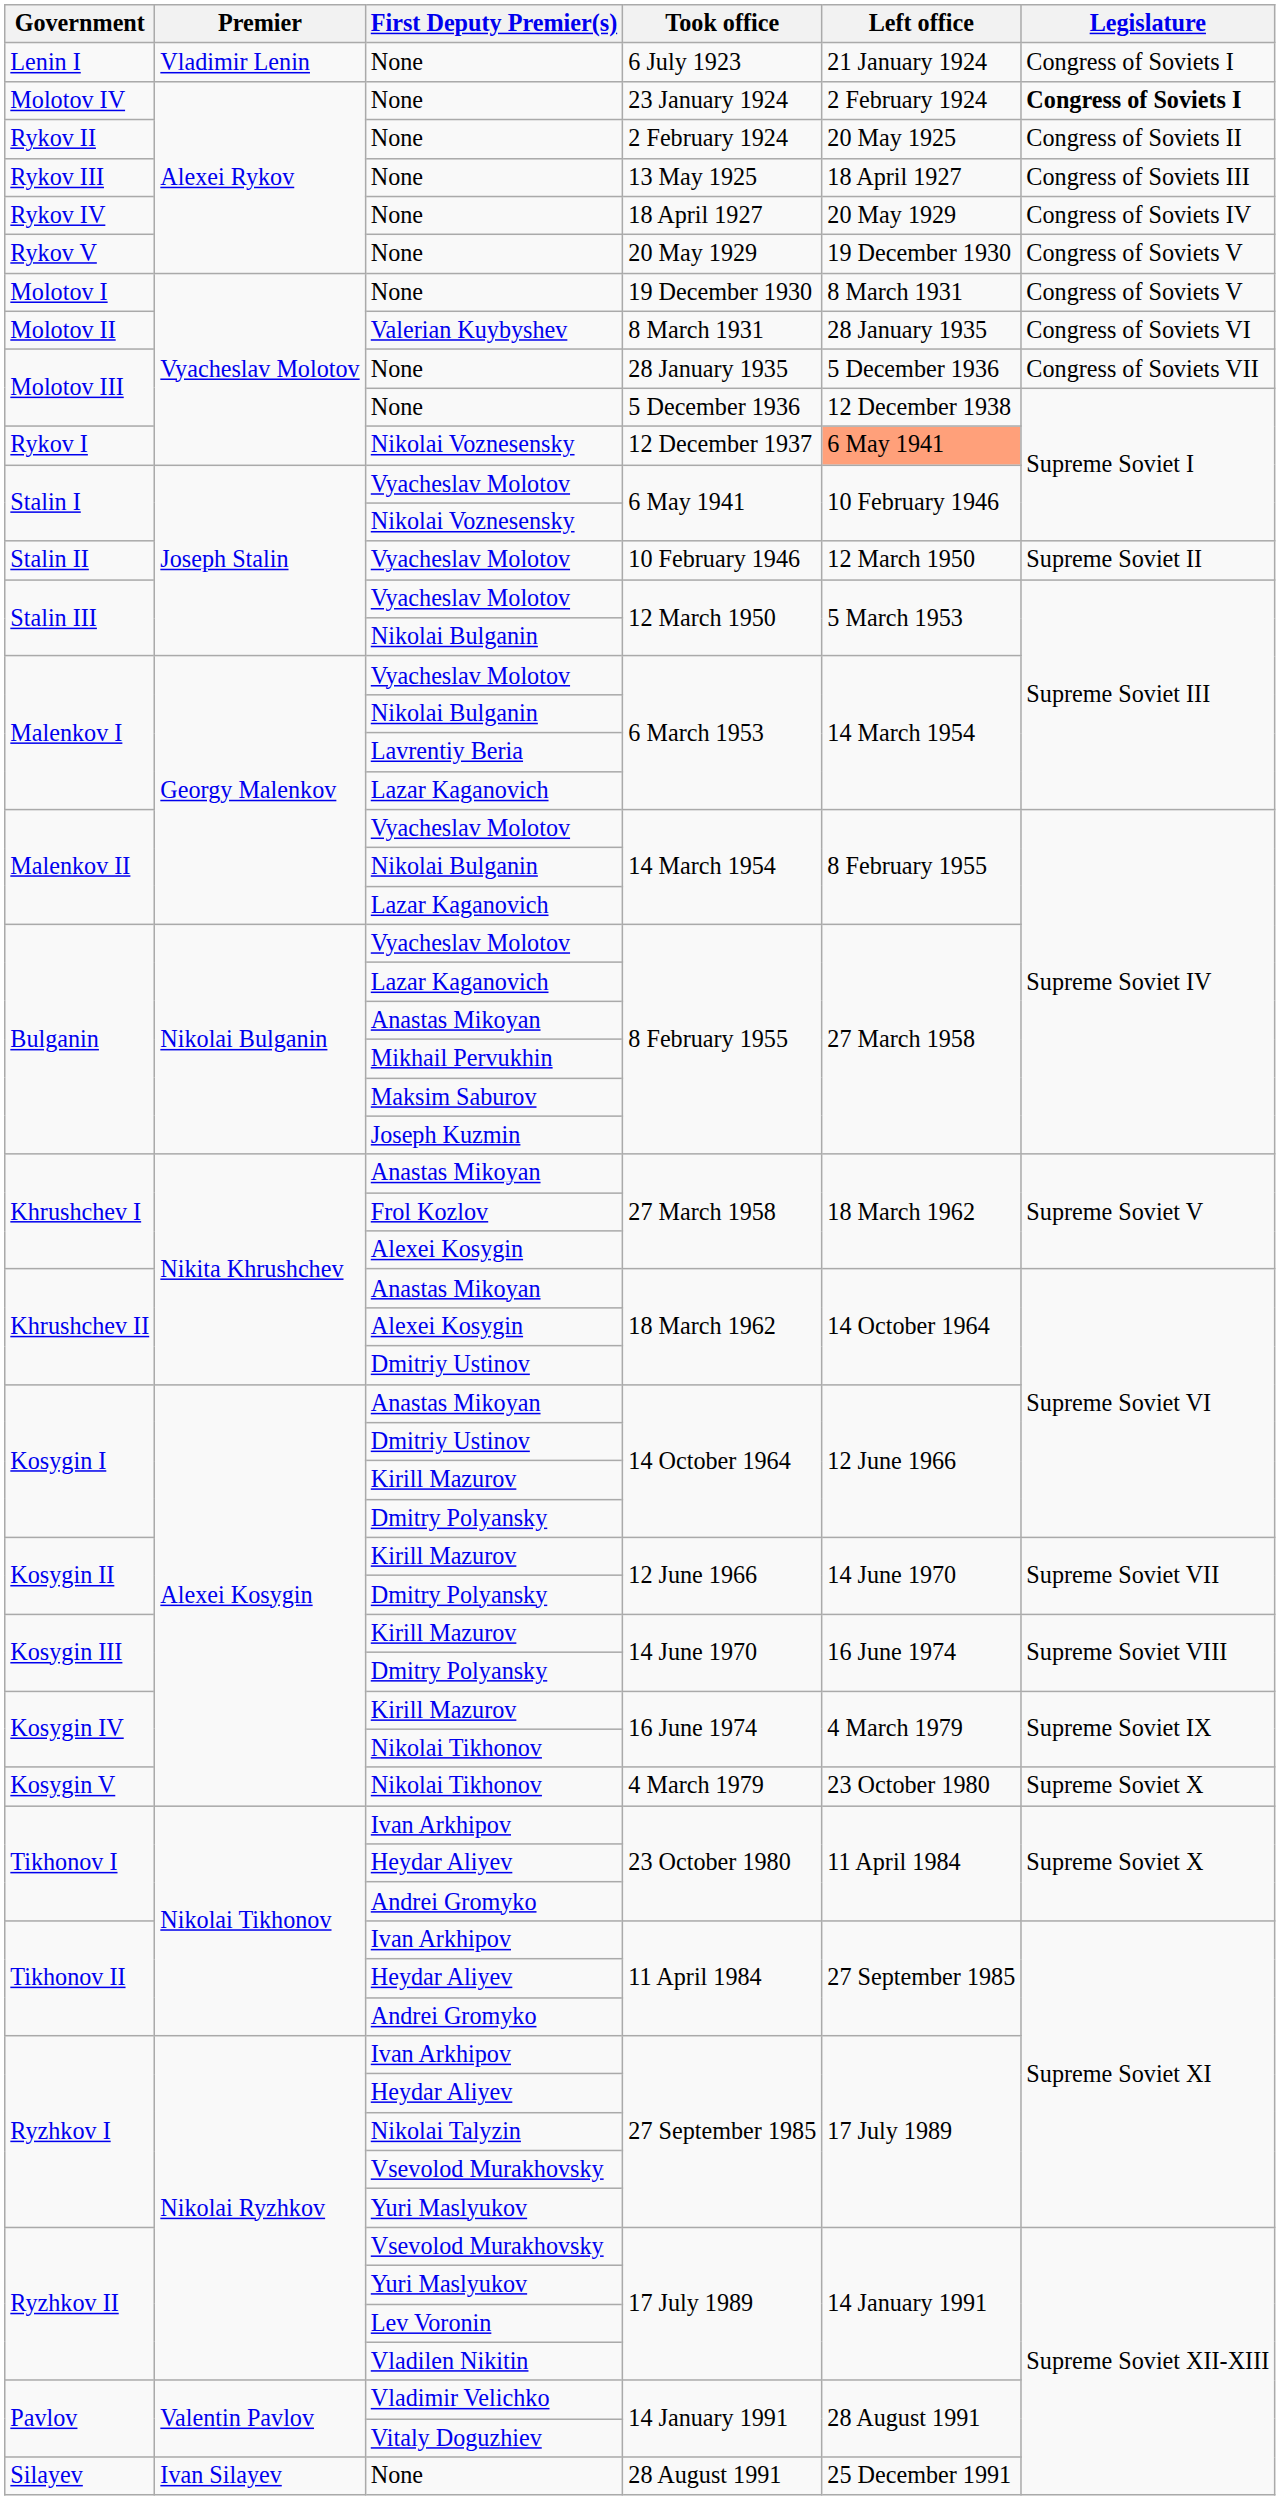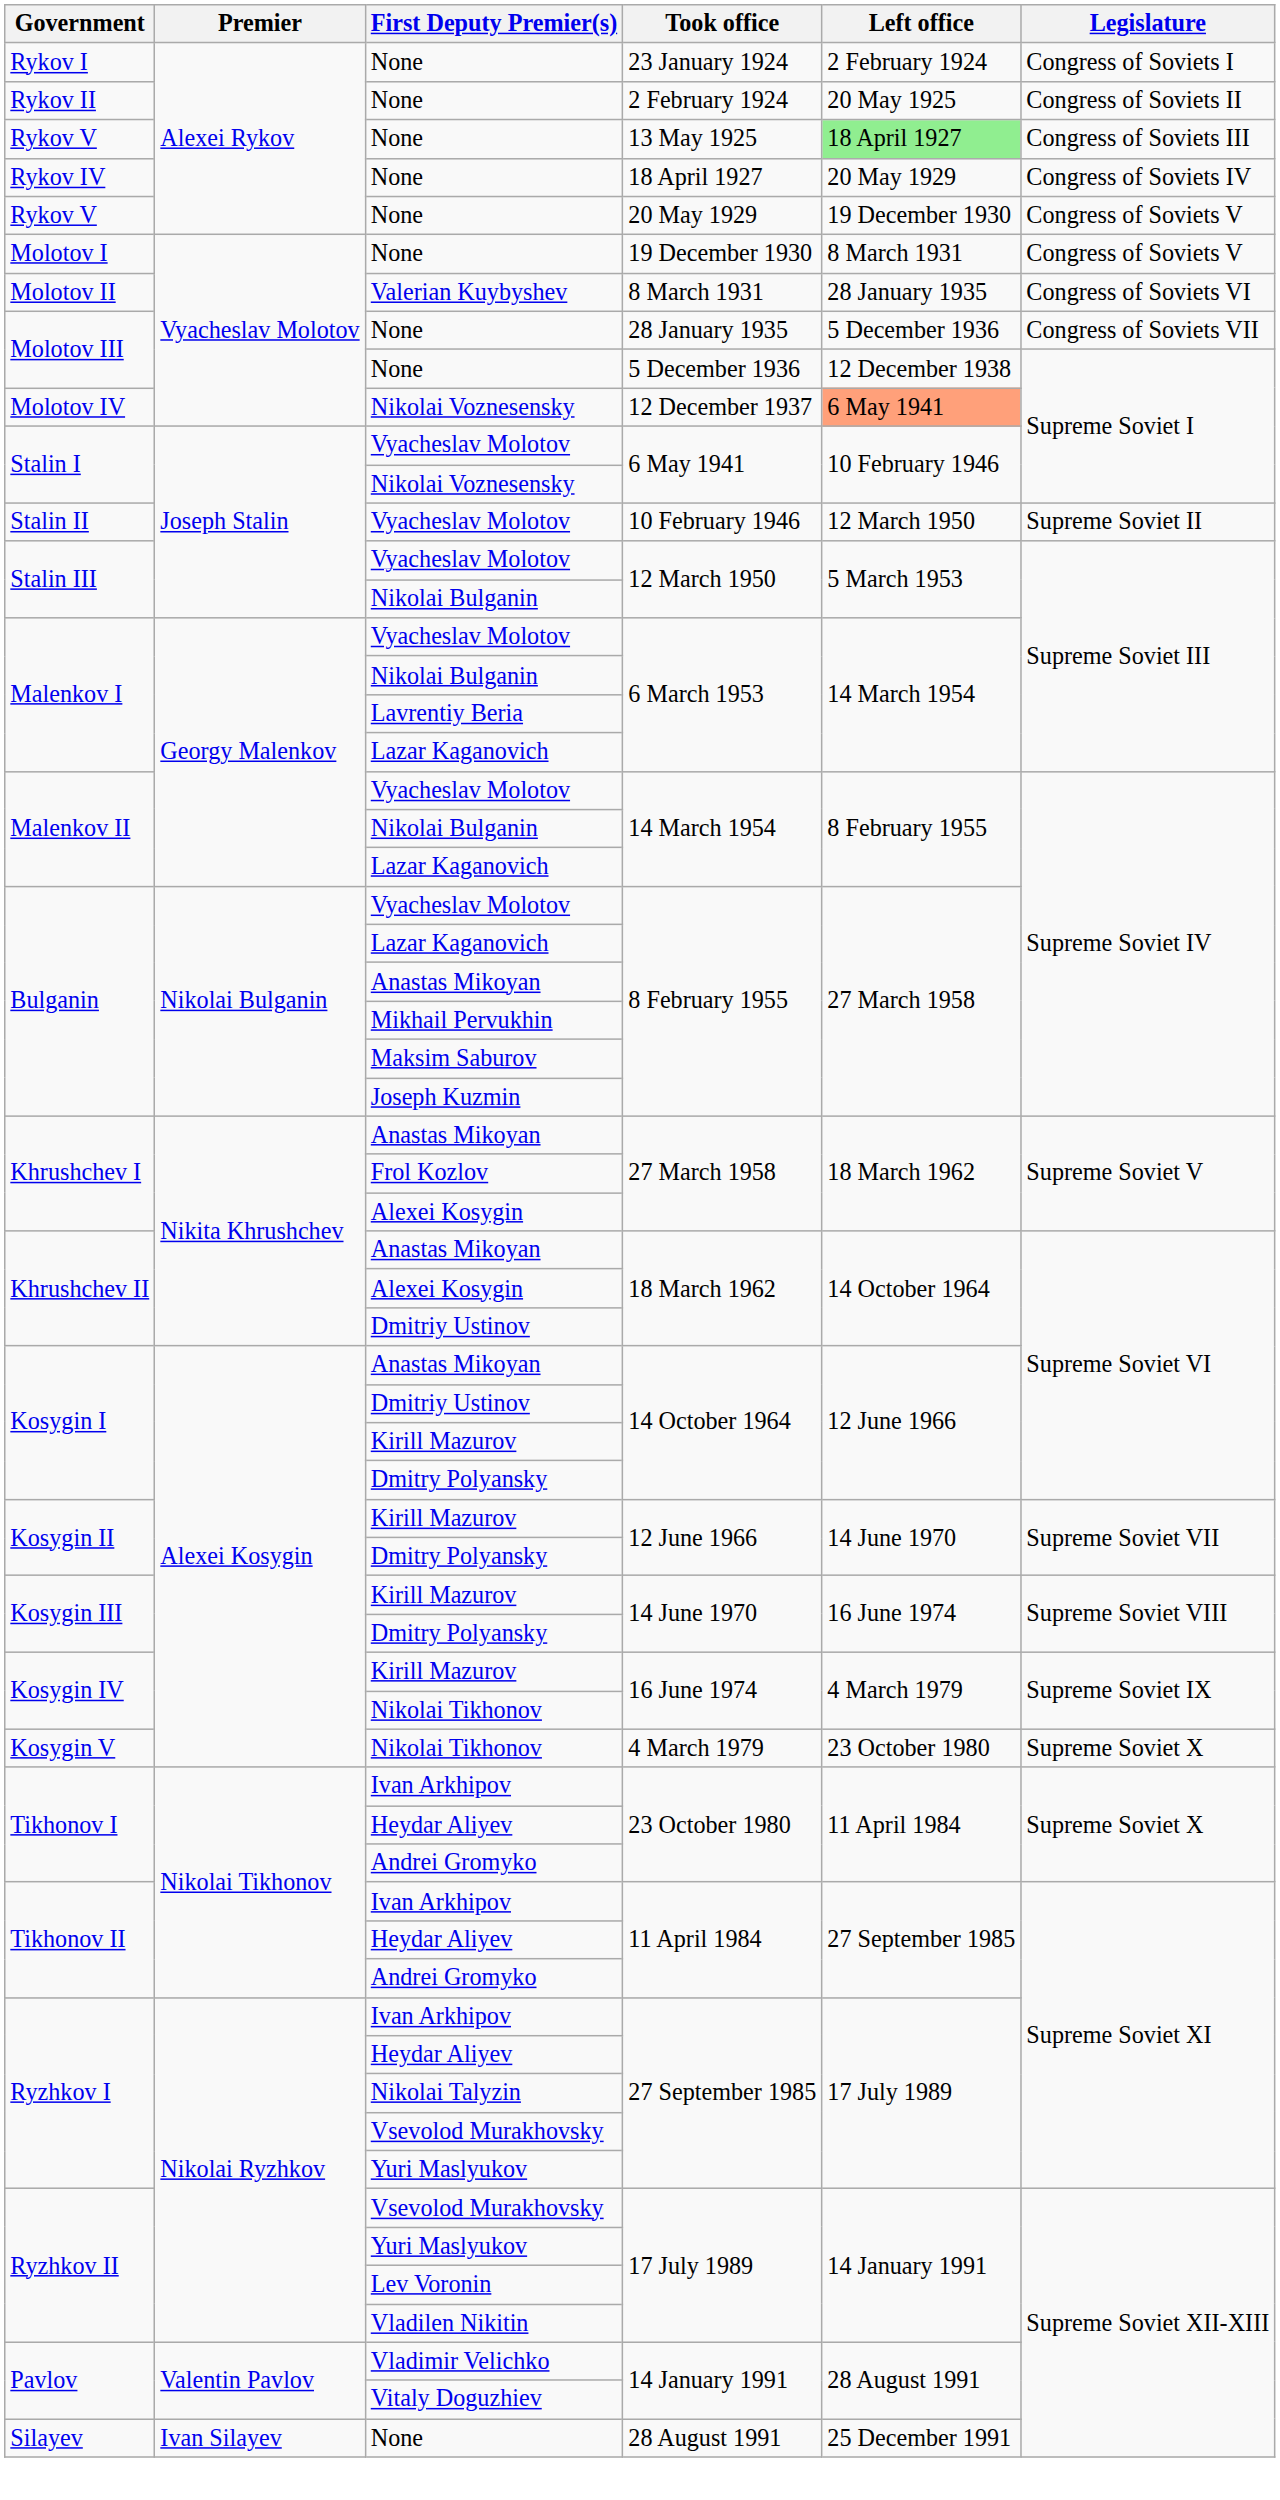- row: (397, 61)
(68, 100) Molotov IV -> (49, 61) Rykov I
(1134, 100) bold -> (1130, 61) normal
(57, 176) Rykov III -> (54, 138) Rykov V
(894, 176) no background -> (894, 138) lightgreen background
(49, 445) Rykov I -> (68, 406) Molotov IV
